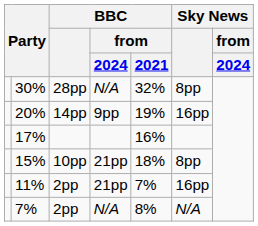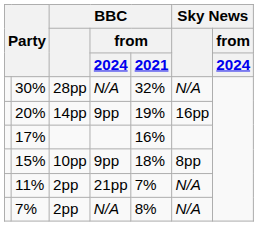(188, 88) 8pp -> (188, 88) N/A
(111, 161) 21pp -> (107, 161) 9pp
(192, 185) 16pp -> (188, 185) N/A
